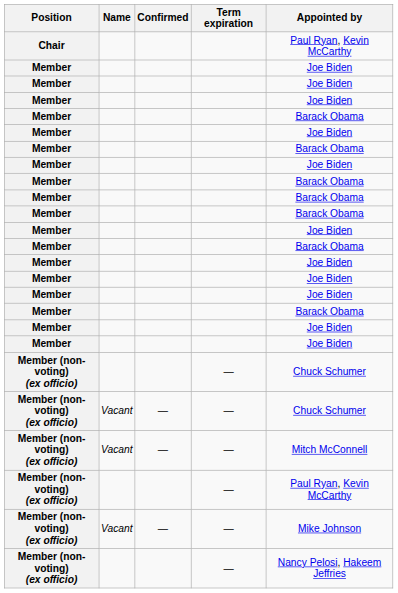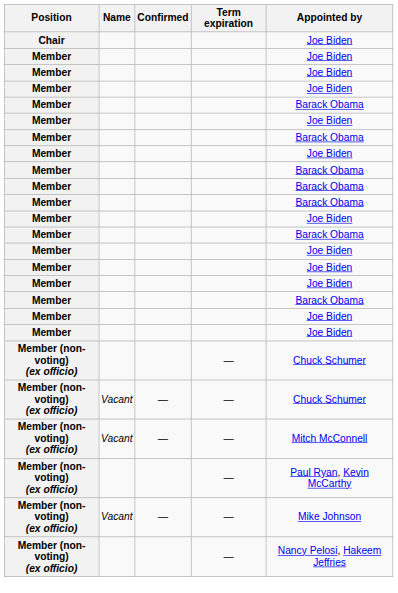(330, 46) Paul Ryan, Kevin McCarthy -> (330, 40) Joe Biden
